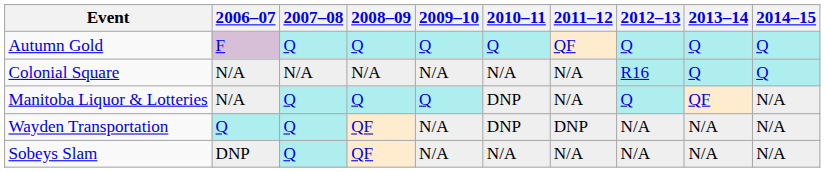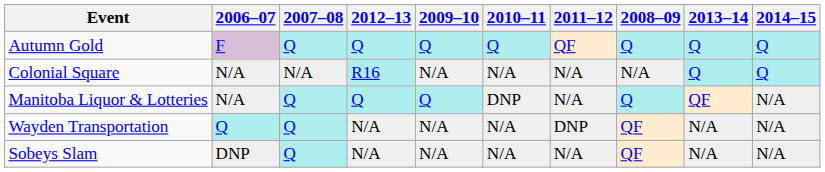columns swapped: (381, 18) <-> (651, 18)
(504, 126) DNP -> (502, 126) N/A
